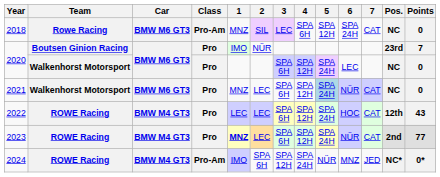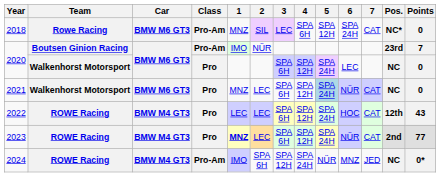(394, 29) NC -> (394, 29) NC*
(210, 48) Pro -> (210, 48) Pro-Am
(394, 160) NC* -> (394, 160) NC
